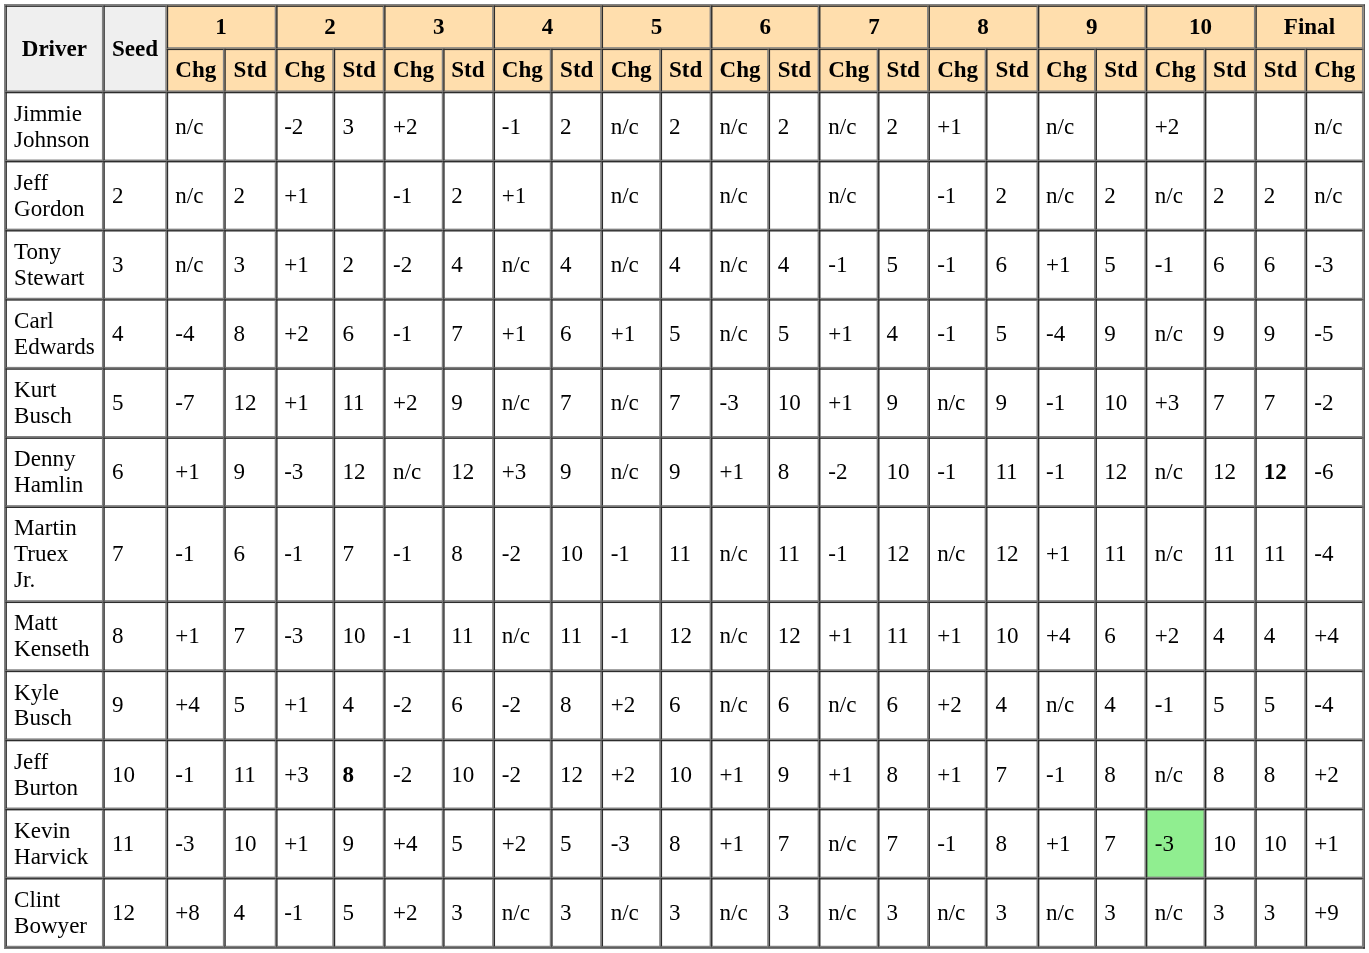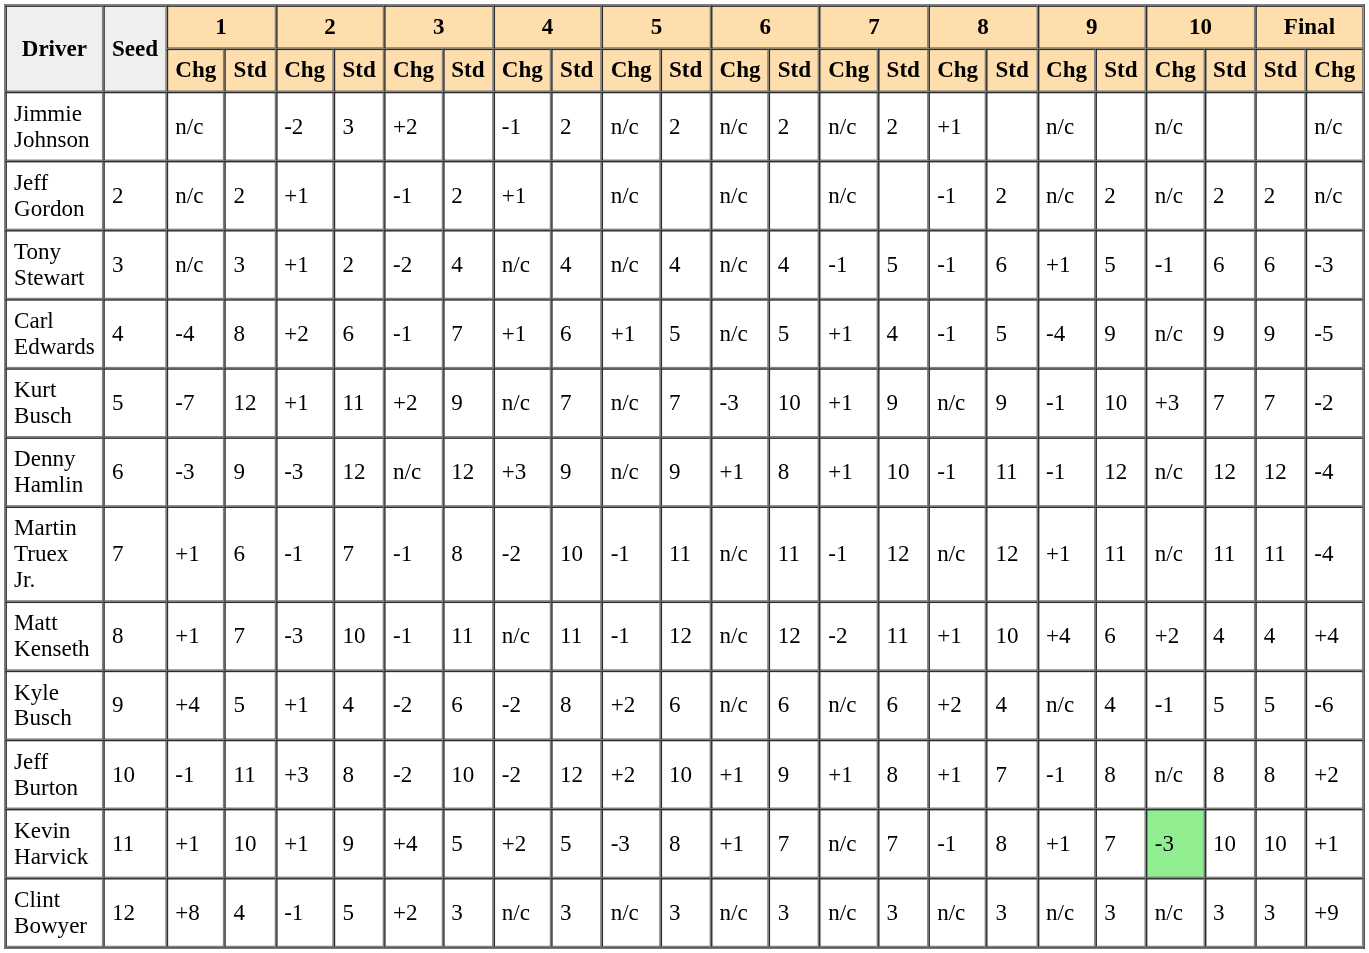(1167, 126) +2 -> (1169, 126) n/c
(188, 471) +1 -> (185, 471) -3
(838, 471) -2 -> (841, 471) +1
(1275, 471) bold -> (1275, 471) normal
(1324, 471) -6 -> (1324, 471) -4
(185, 553) -1 -> (188, 553) +1
(841, 635) +1 -> (838, 635) -2
(1324, 705) -4 -> (1324, 705) -6
(348, 774) bold -> (348, 774) normal
(185, 843) -3 -> (188, 843) +1
